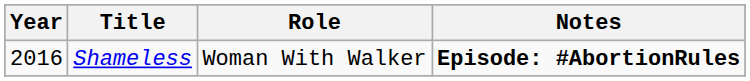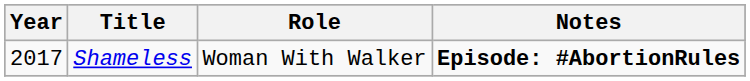(36, 59) 2016 -> (36, 59) 2017
